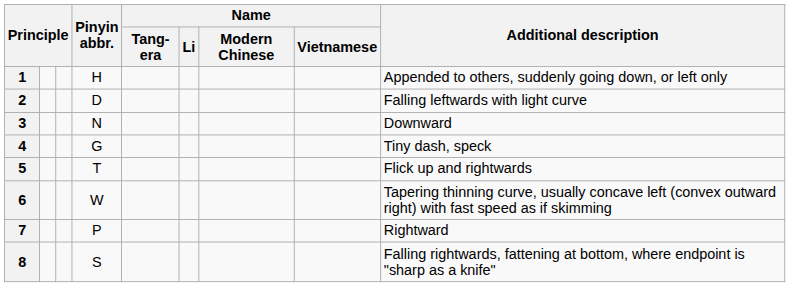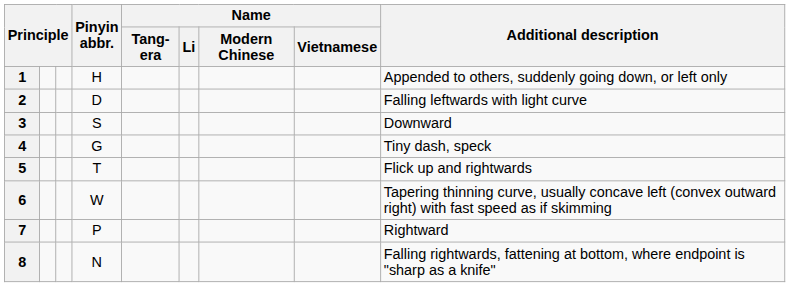(97, 123) N -> (97, 123) S
(97, 261) S -> (97, 261) N
